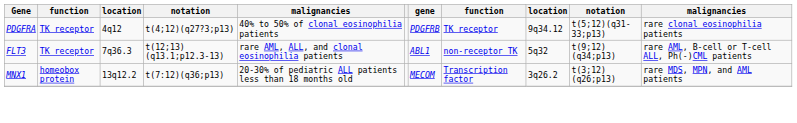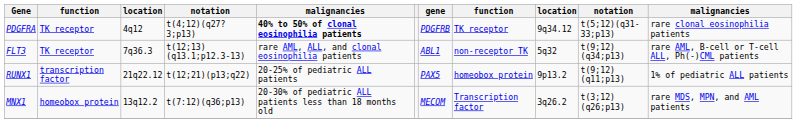(321, 29) normal -> (310, 29) bold
+ row: (19, 75)
